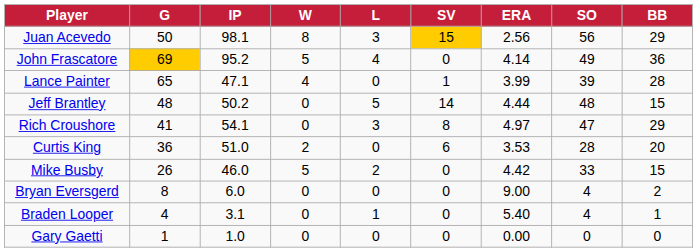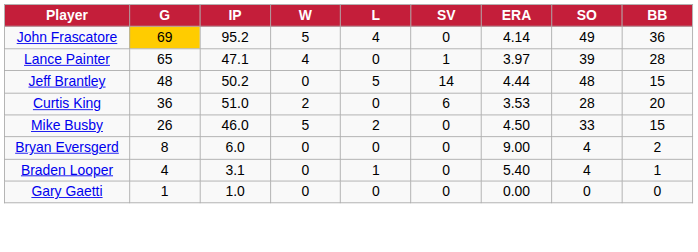- row: (67, 37)
(517, 81) 3.99 -> (517, 59) 3.97
- row: (67, 125)
(517, 170) 4.42 -> (517, 125) 4.50
